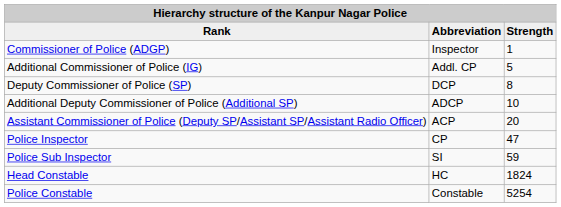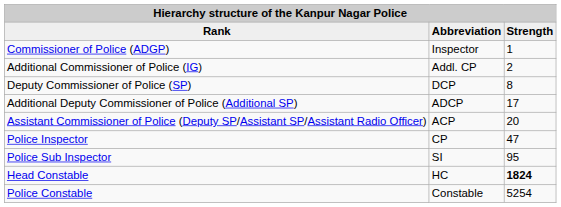(510, 67) 5 -> (510, 67) 2
(513, 103) 10 -> (513, 103) 17
(513, 157) 59 -> (513, 157) 95
(519, 175) normal -> (519, 175) bold
